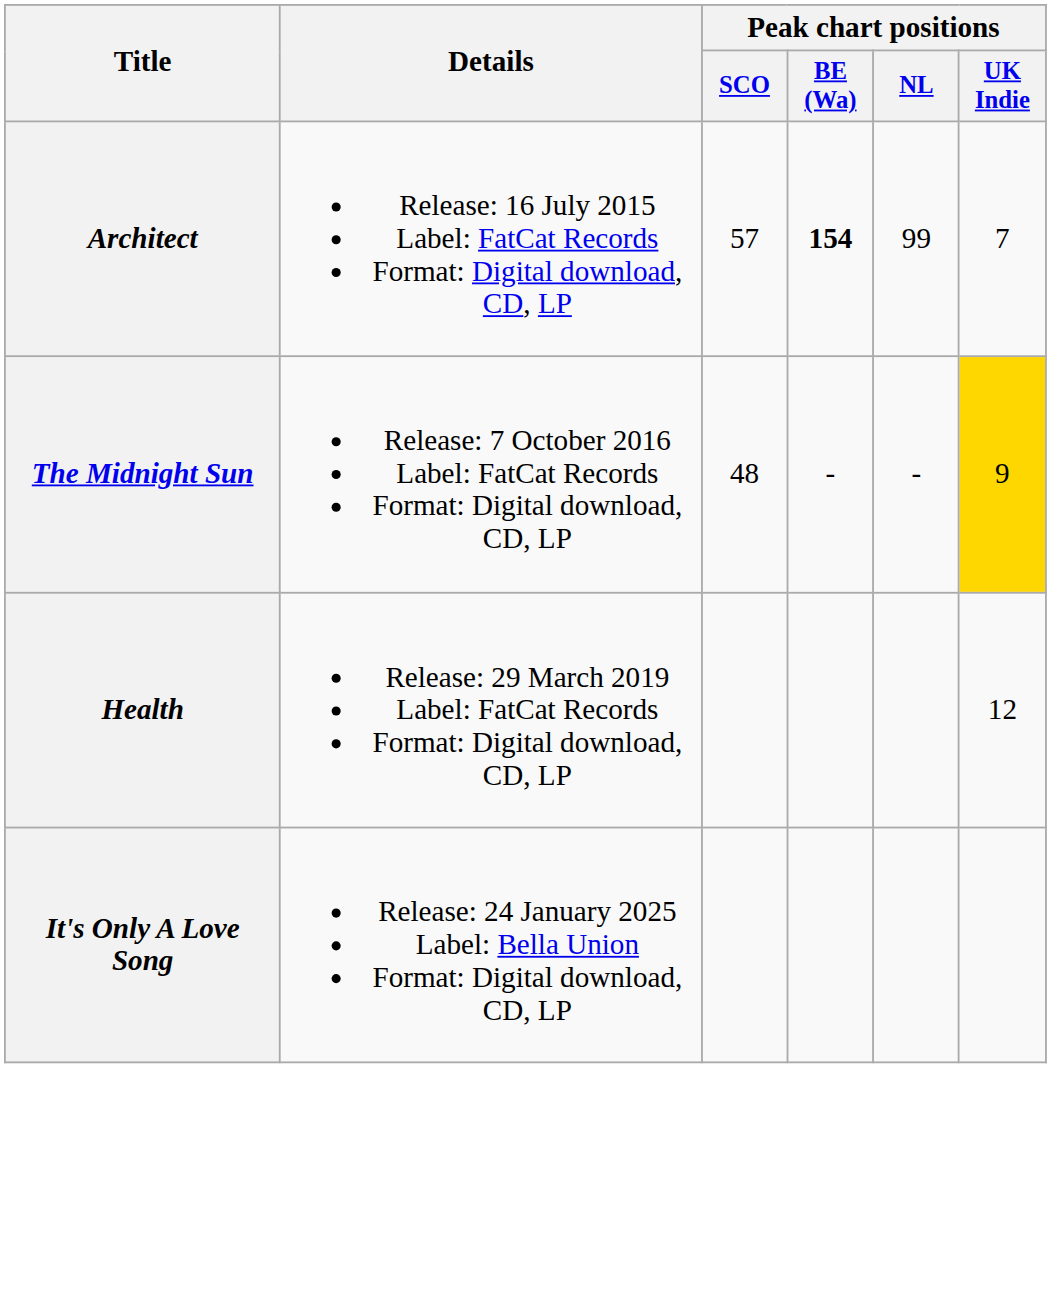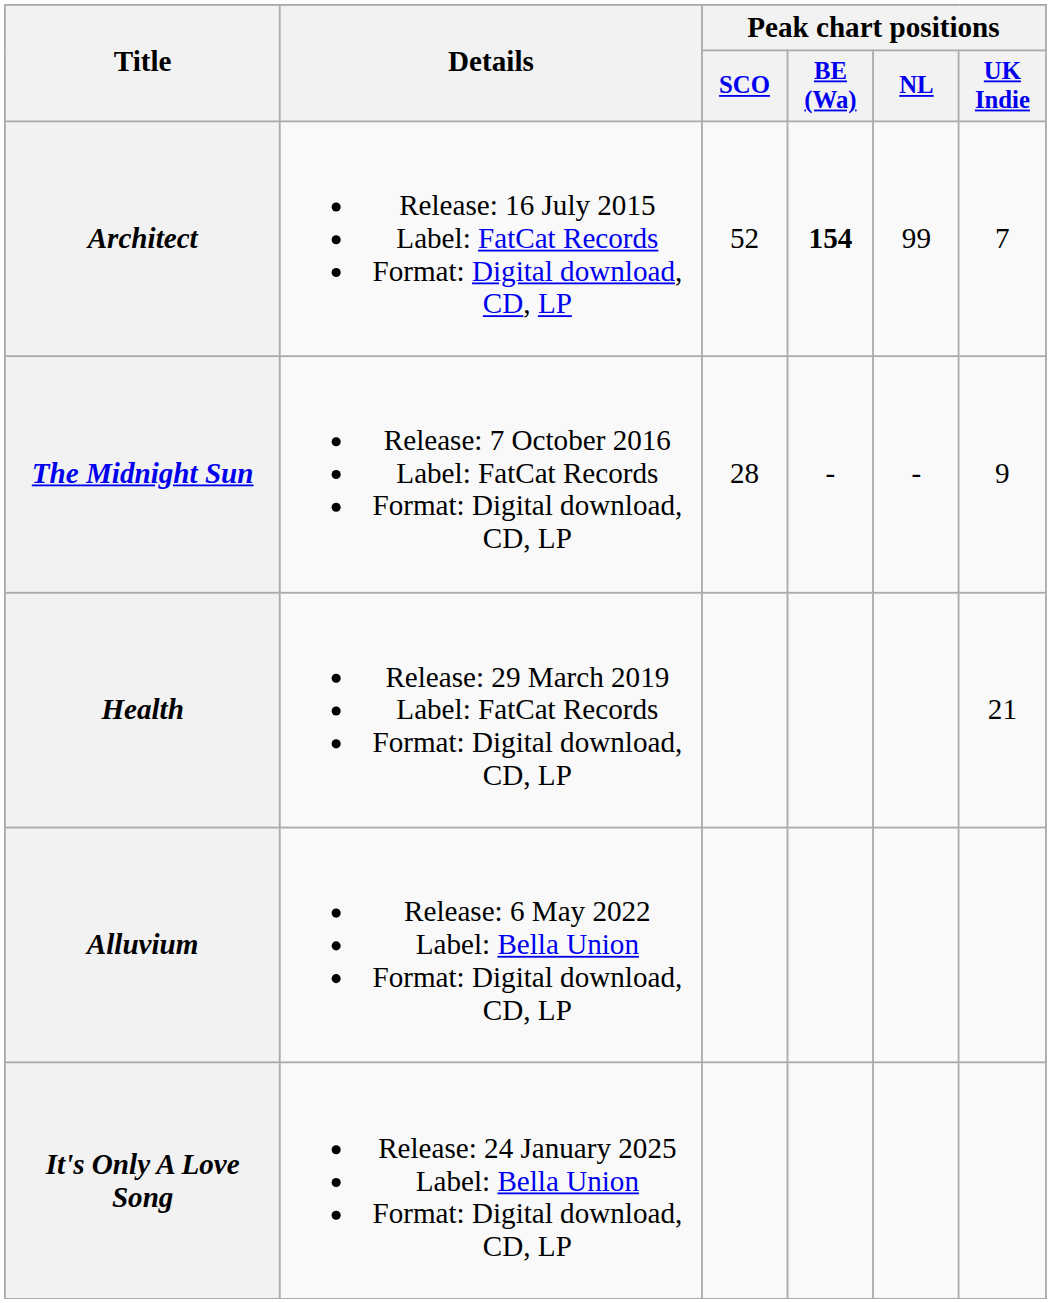(744, 238) 57 -> (744, 238) 52
(744, 473) 48 -> (744, 473) 28
(1002, 473) gold background -> (1002, 473) no background
(1002, 709) 12 -> (1002, 709) 21
+ row: (143, 944)
